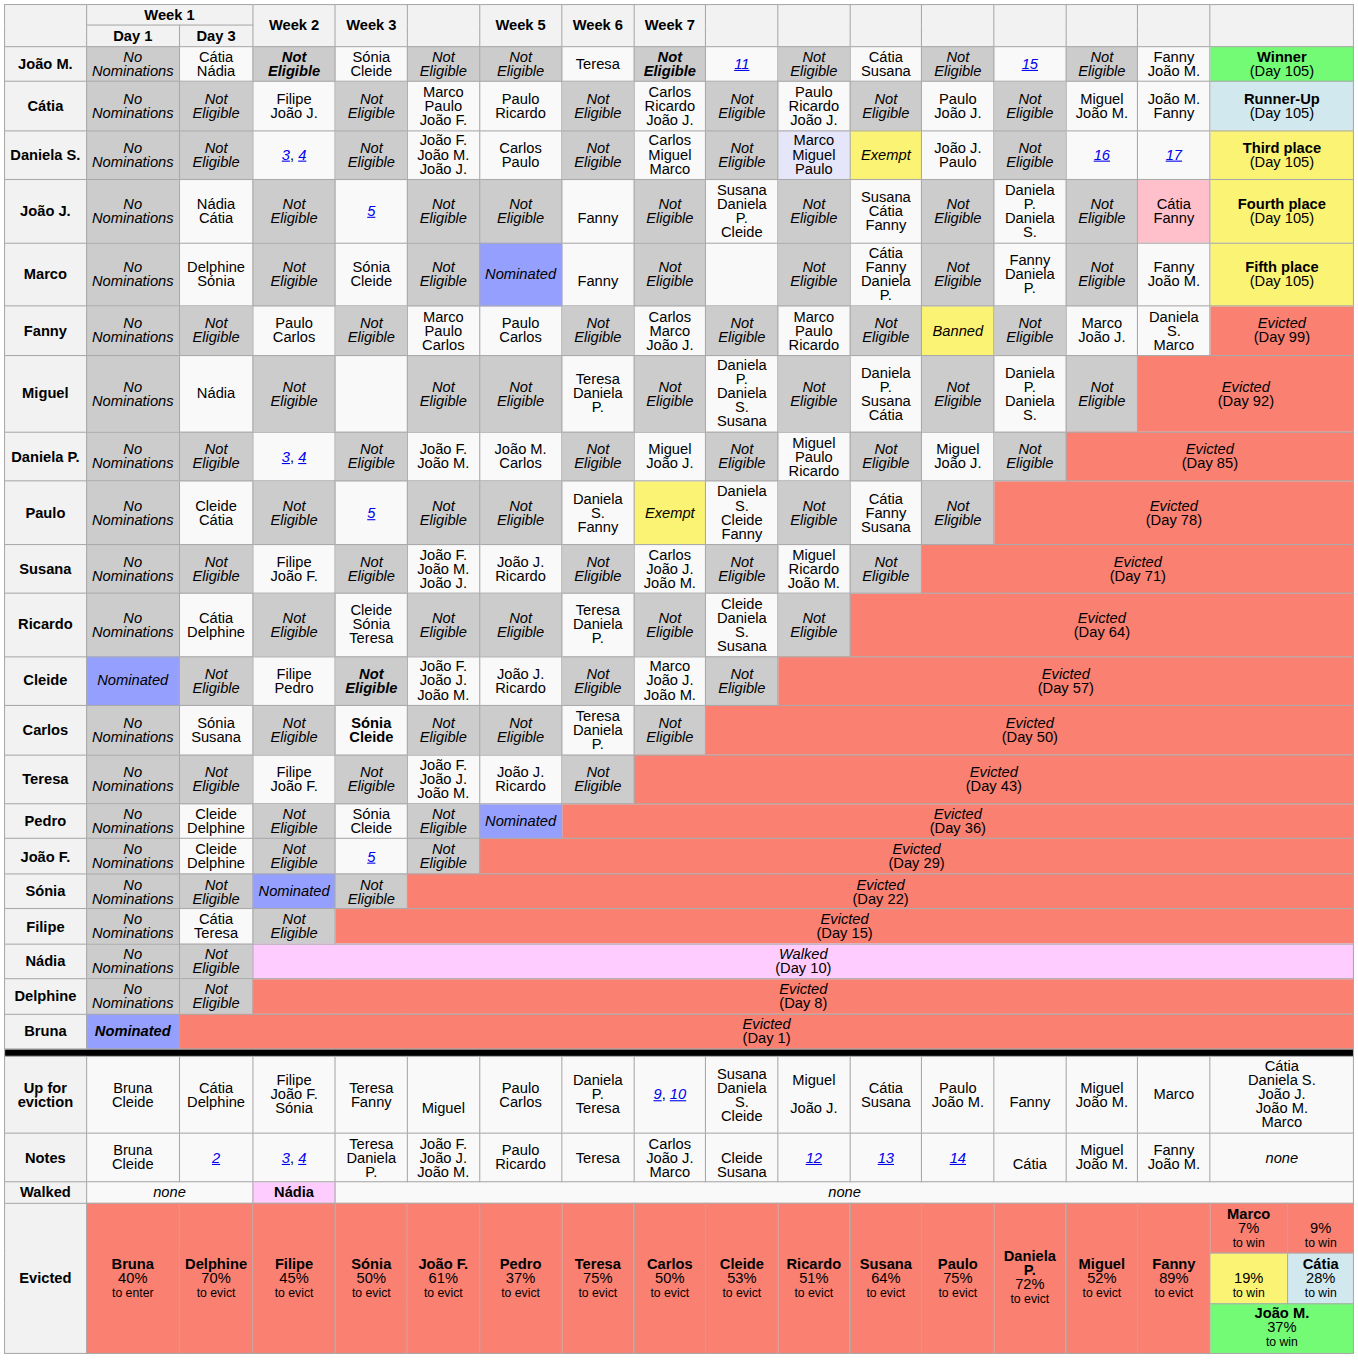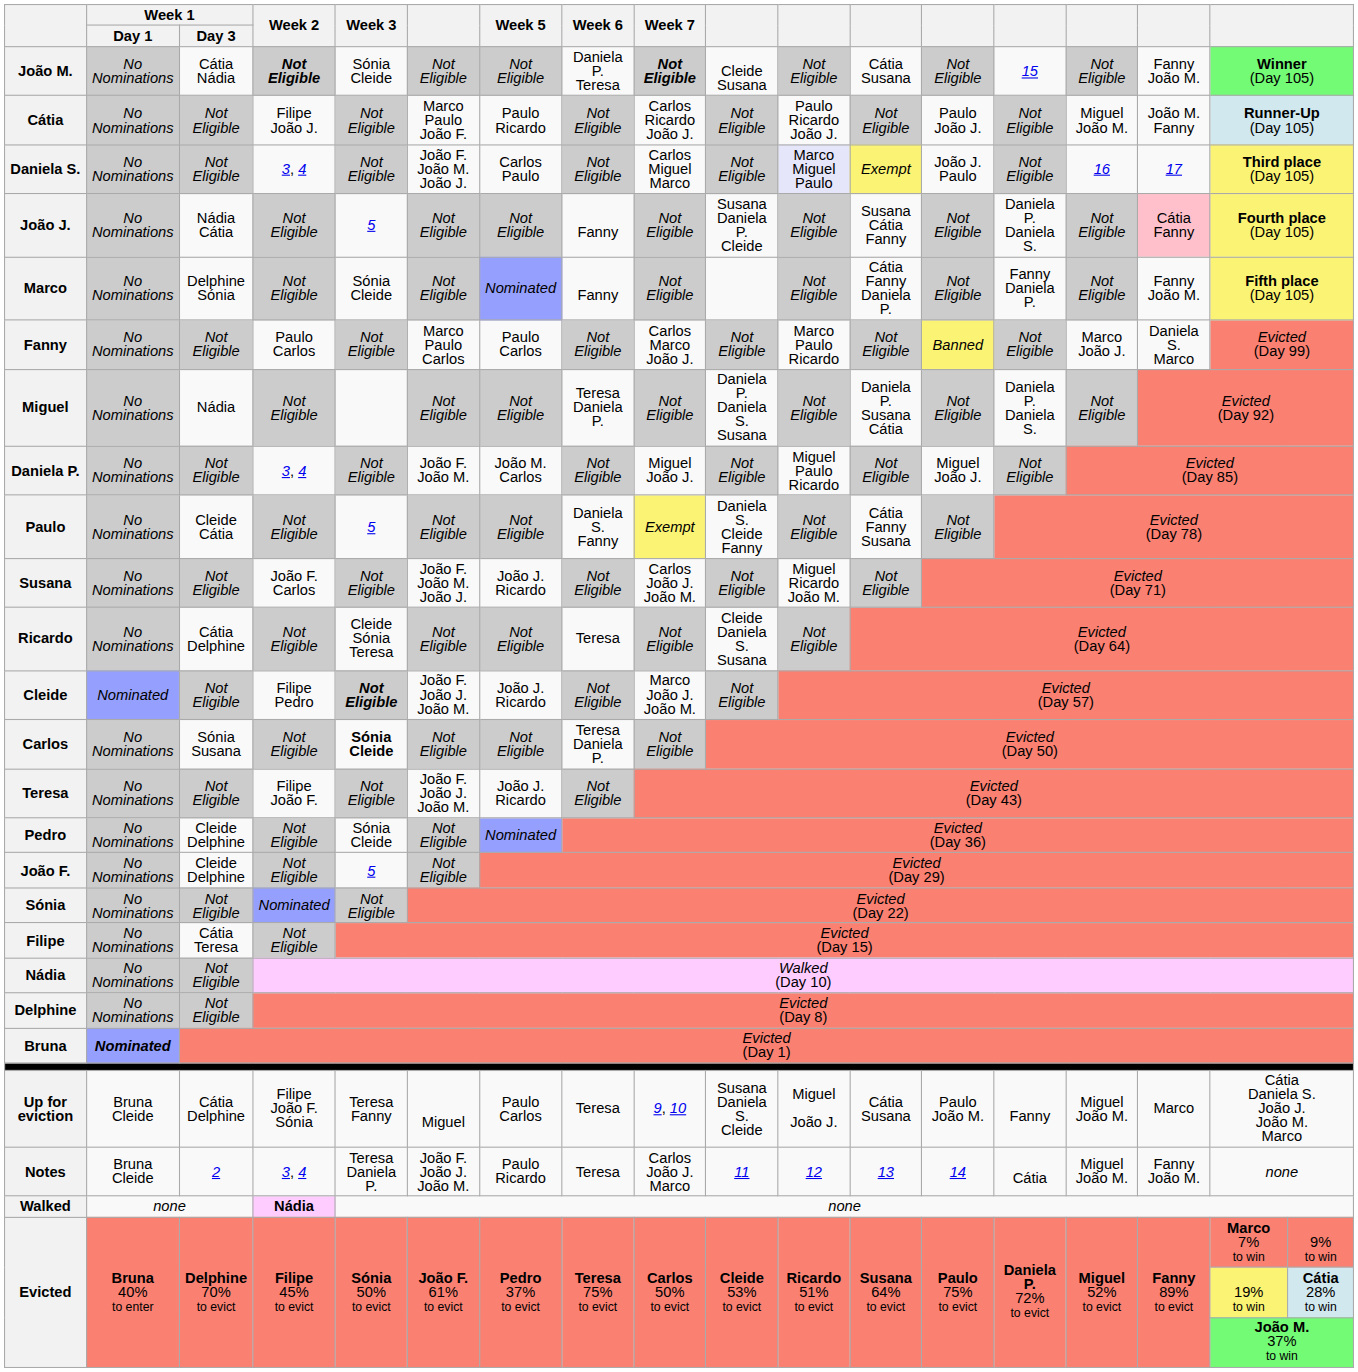(598, 64) Teresa -> (598, 71) Daniela P. Teresa
(742, 64) 11 -> (742, 78) Cleide Susana
(294, 568) Filipe João F. -> (294, 583) João F. Carlos
(598, 625) Teresa Daniela P. -> (598, 639) Teresa
(598, 1094) Daniela P. Teresa -> (598, 1108) Teresa
(742, 1164) Cleide Susana -> (742, 1171) 11
